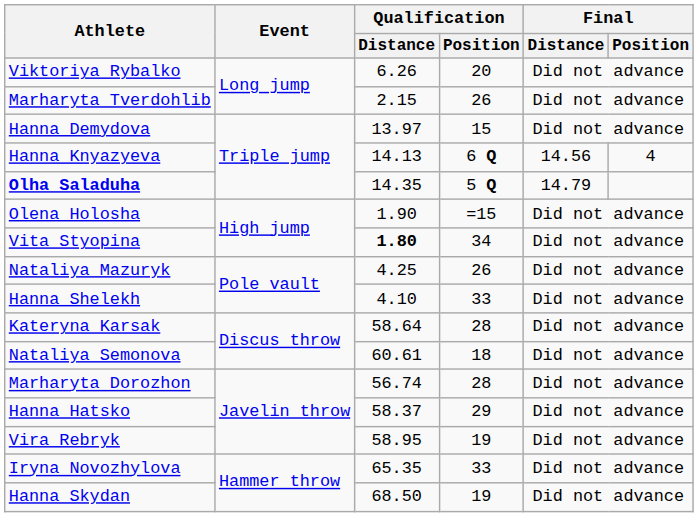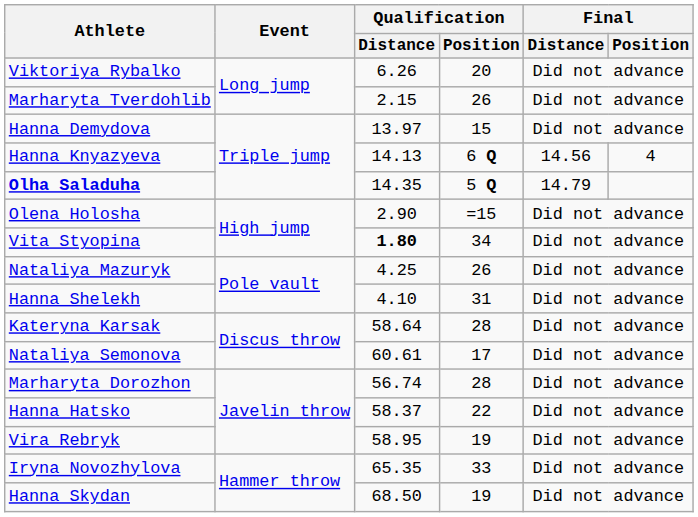(397, 214) 1.90 -> (397, 214) 2.90
(481, 298) 33 -> (481, 298) 31
(481, 355) 18 -> (481, 355) 17
(481, 412) 29 -> (481, 412) 22
